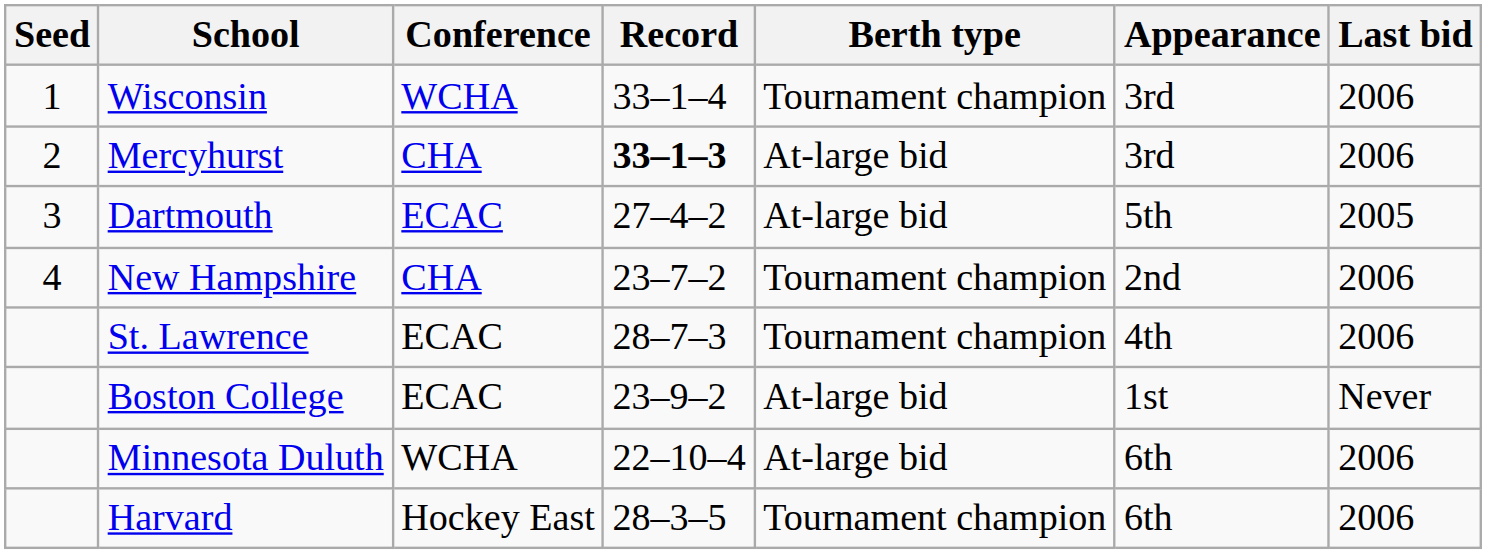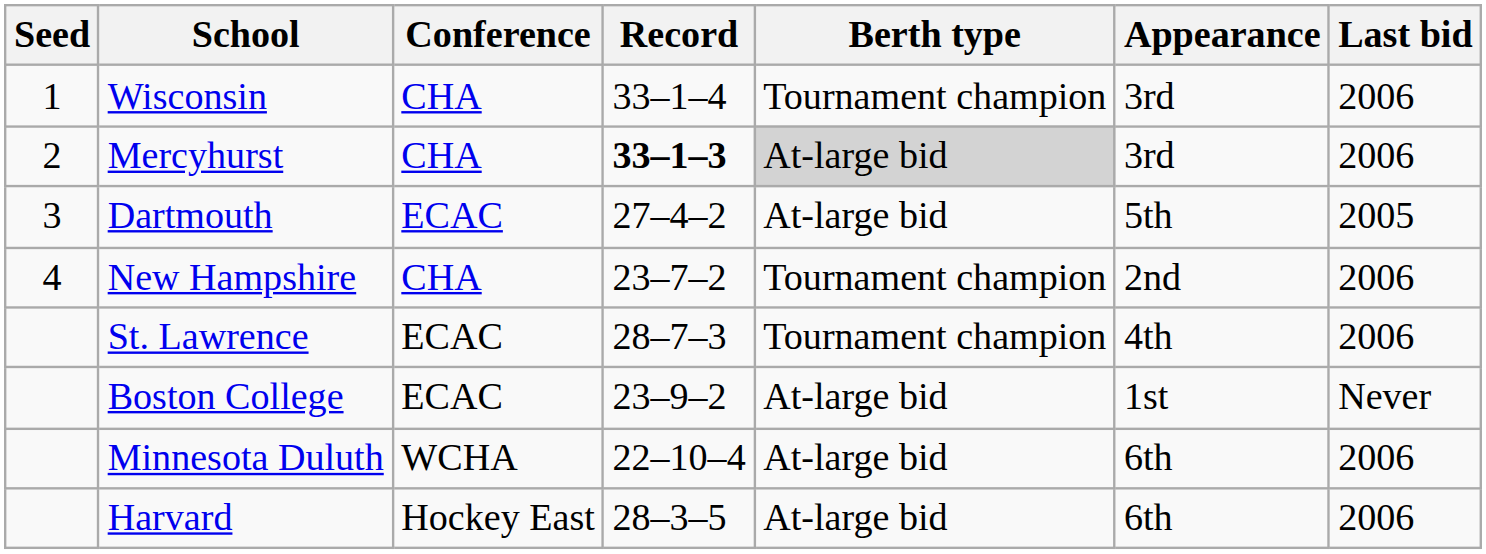(459, 95) WCHA -> (442, 95) CHA
(855, 155) no background -> (855, 155) lightgrey background
(935, 517) Tournament champion -> (855, 517) At-large bid
